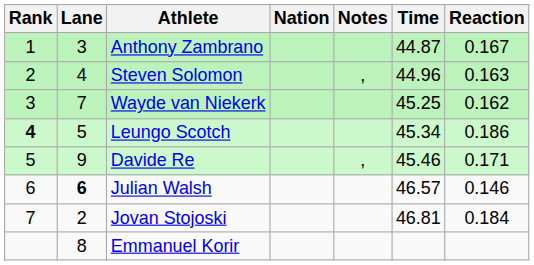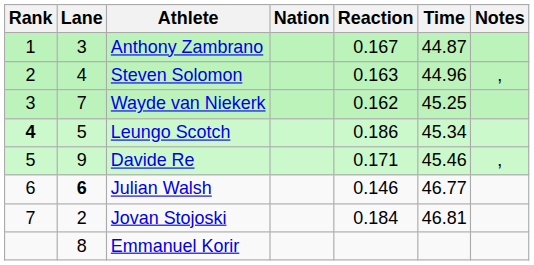columns swapped: (487, 18) <-> (363, 18)
(418, 189) 46.57 -> (444, 189) 46.77
